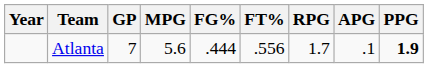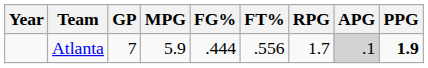(175, 48) 5.6 -> (175, 48) 5.9
(369, 48) no background -> (369, 48) lightgrey background
